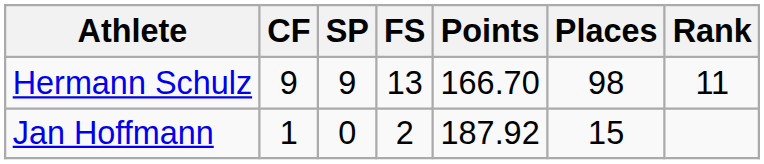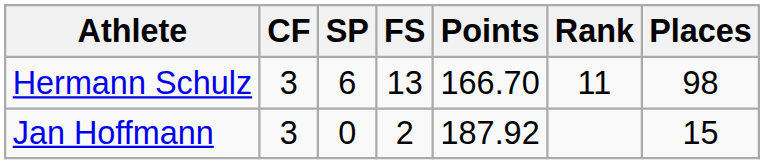columns swapped: (606, 31) <-> (712, 31)
(289, 82) 9 -> (289, 82) 3
(347, 82) 9 -> (347, 82) 6
(289, 133) 1 -> (289, 133) 3
